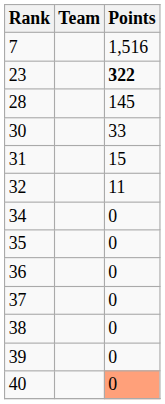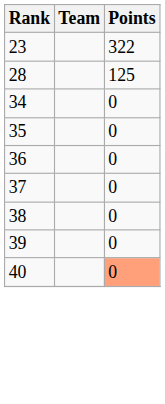- row: (13, 46)
(122, 74) bold -> (122, 46) normal
(122, 103) 145 -> (122, 74) 125
- row: (18, 131)
- row: (18, 159)
- row: (18, 187)
